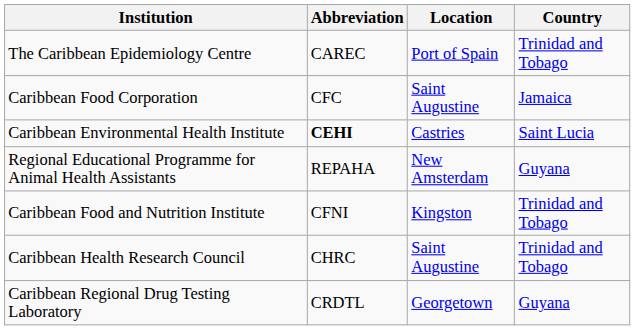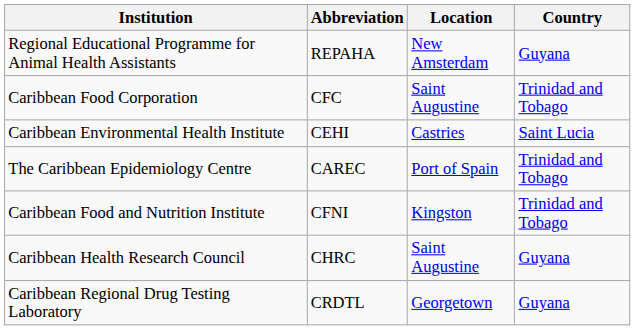rows swapped: (132, 168) <-> (130, 52)
(545, 97) Jamaica -> (561, 97) Trinidad and Tobago
(332, 133) bold -> (330, 133) normal
(561, 257) Trinidad and Tobago -> (544, 257) Guyana
